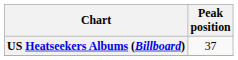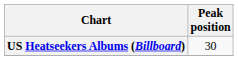(211, 45) 37 -> (211, 45) 30
